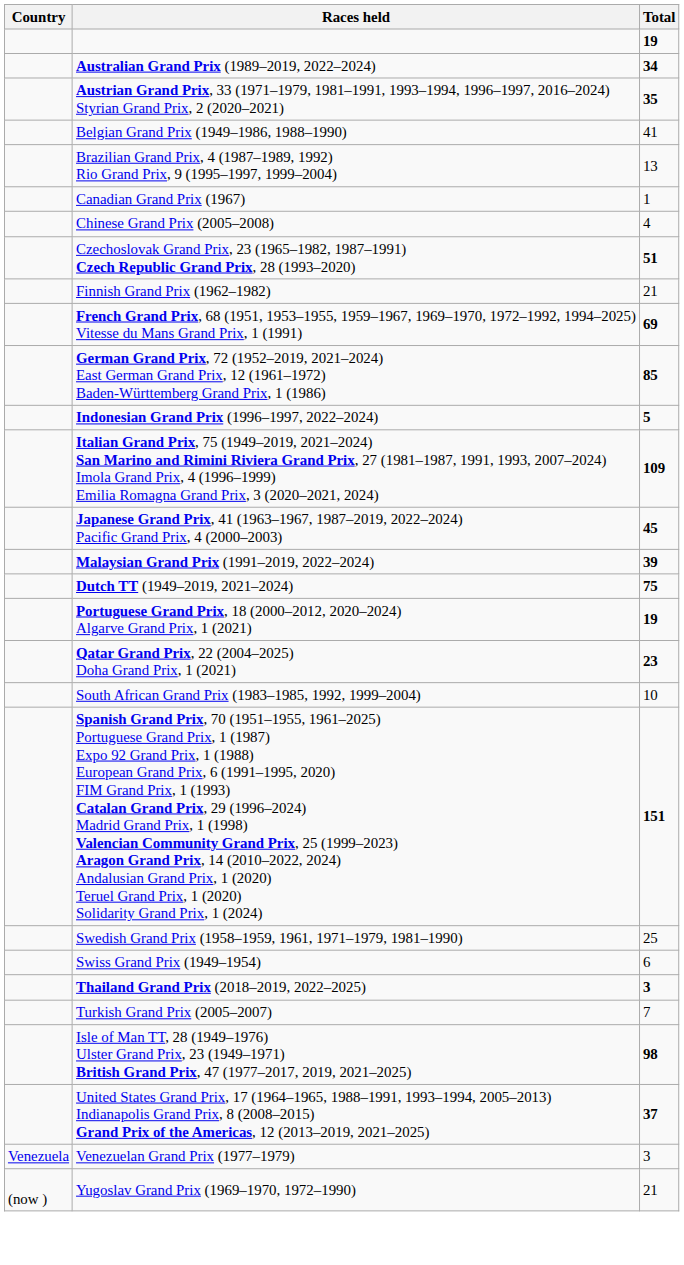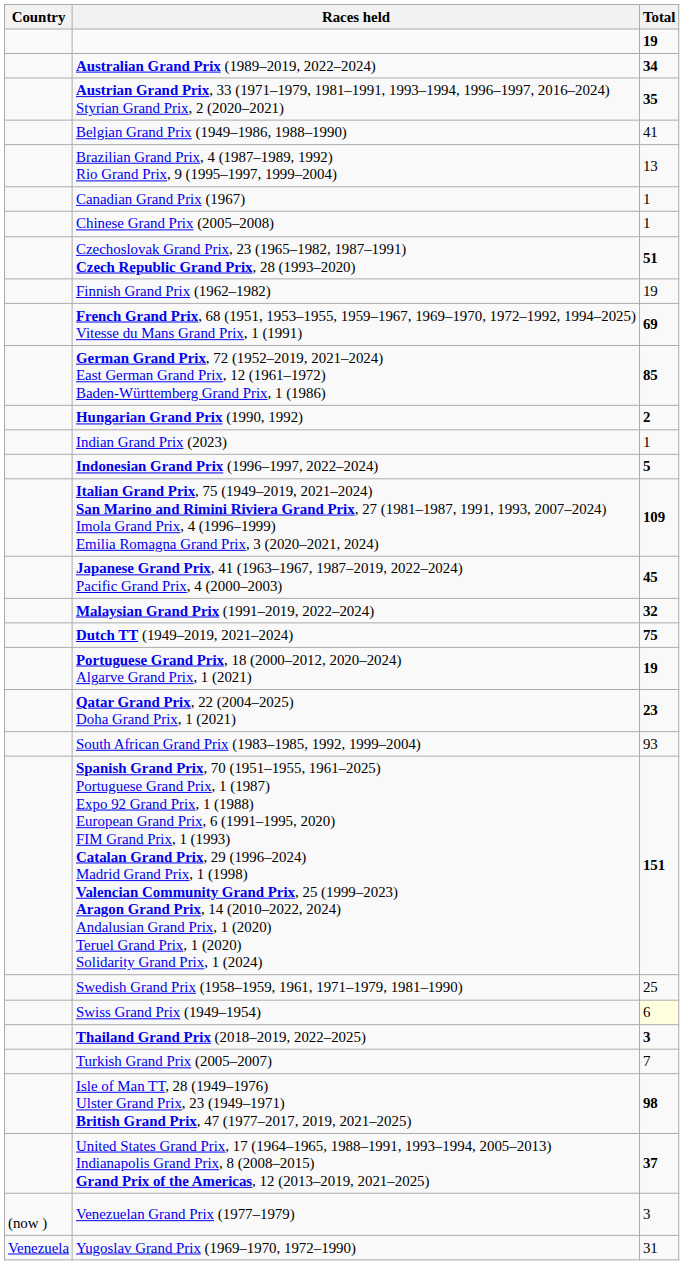(647, 224) 4 -> (647, 224) 1
(650, 290) 21 -> (650, 290) 19
+ row: (190, 417)
+ row: (151, 442)
(650, 561) 39 -> (650, 610) 32
(650, 695) 10 -> (650, 744) 93
(647, 963) no background -> (647, 1012) lightyellow background
(39, 1156) Venezuela -> (28, 1223) (now )
(28, 1198) (now ) -> (39, 1247) Venezuela
(650, 1189) 21 -> (650, 1247) 31
